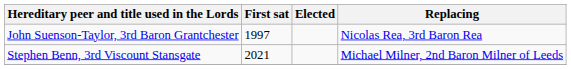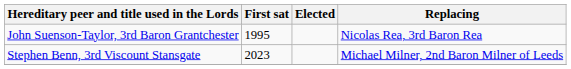(257, 34) 1997 -> (257, 34) 1995
(257, 54) 2021 -> (257, 54) 2023
